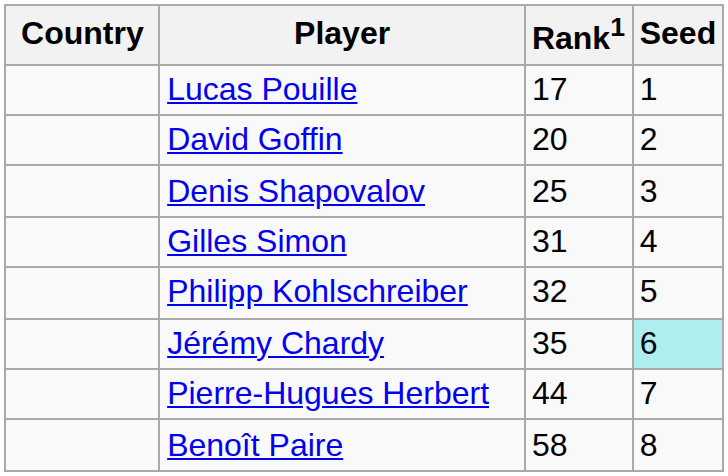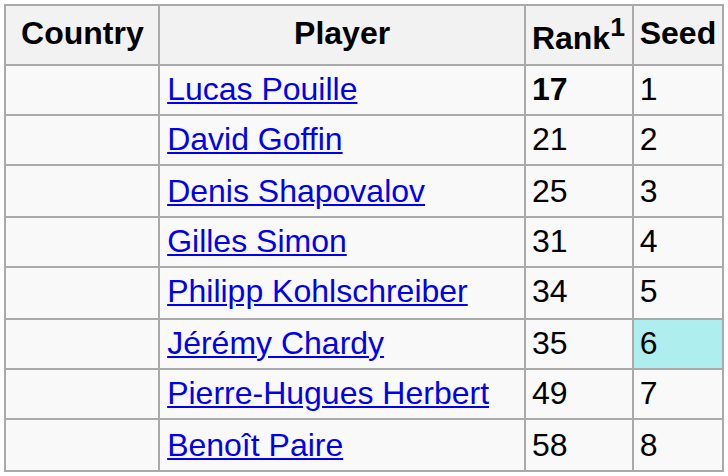(550, 89) normal -> (550, 89) bold
(550, 140) 20 -> (550, 140) 21
(550, 292) 32 -> (550, 292) 34
(550, 393) 44 -> (550, 393) 49
